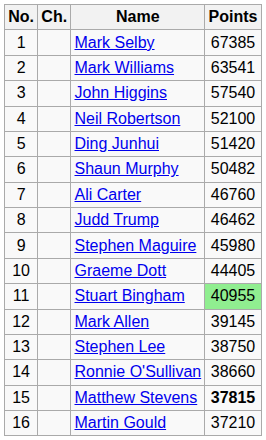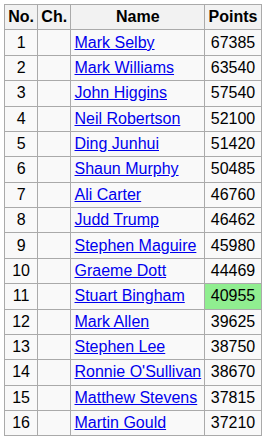(233, 67) 63541 -> (233, 67) 63540
(233, 169) 50482 -> (233, 169) 50485
(233, 270) 44405 -> (233, 270) 44469
(233, 321) 39145 -> (233, 321) 39625
(233, 372) 38660 -> (233, 372) 38670
(233, 397) bold -> (233, 397) normal
